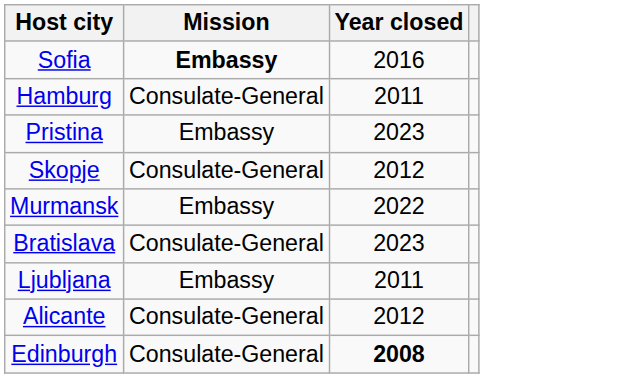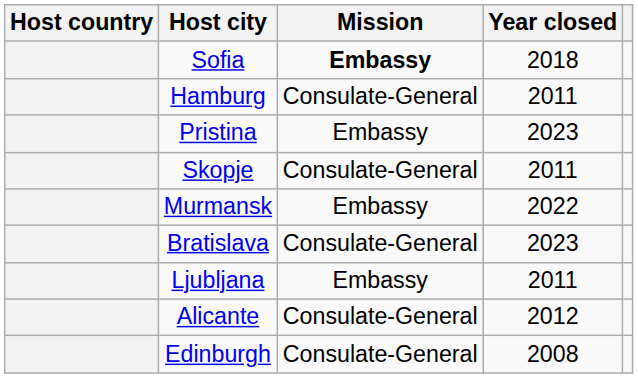+ column: (82, 22)
(399, 59) 2016 -> (553, 59) 2018
(399, 170) 2012 -> (553, 170) 2011
(399, 354) bold -> (553, 354) normal
